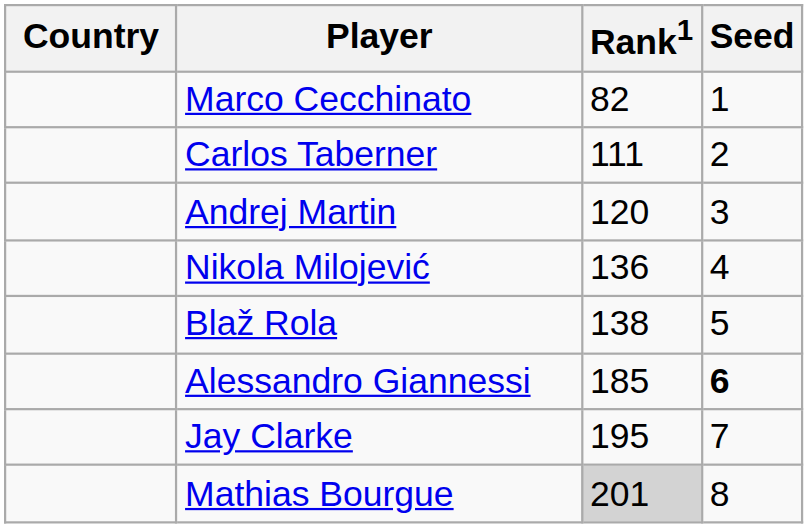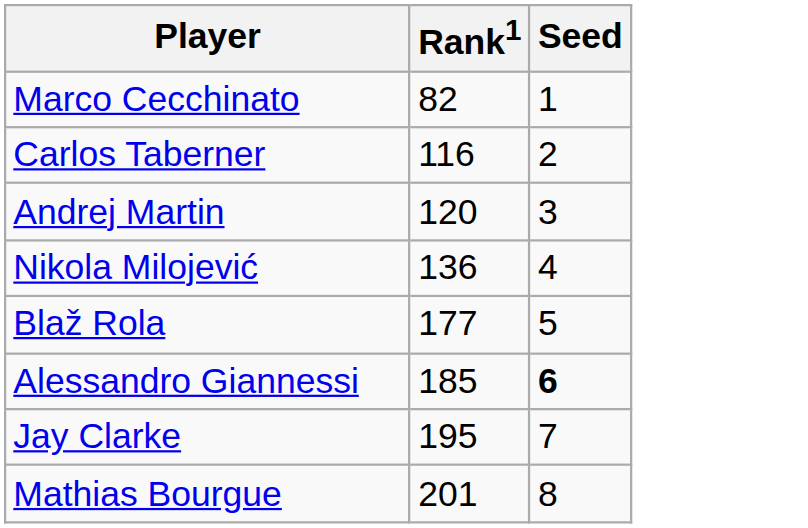- column: (91, 37)
(617, 154) 111 -> (446, 154) 116
(620, 323) 138 -> (448, 323) 177
(620, 492) lightgrey background -> (448, 492) no background
